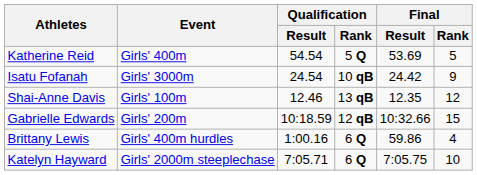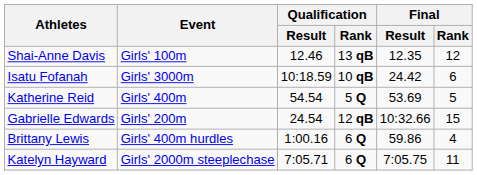rows swapped: (56, 98) <-> (51, 57)
(306, 77) 24.54 -> (306, 77) 10:18.59
(453, 77) 9 -> (453, 77) 6
(306, 119) 10:18.59 -> (306, 119) 24.54
(453, 160) 10 -> (453, 160) 11
